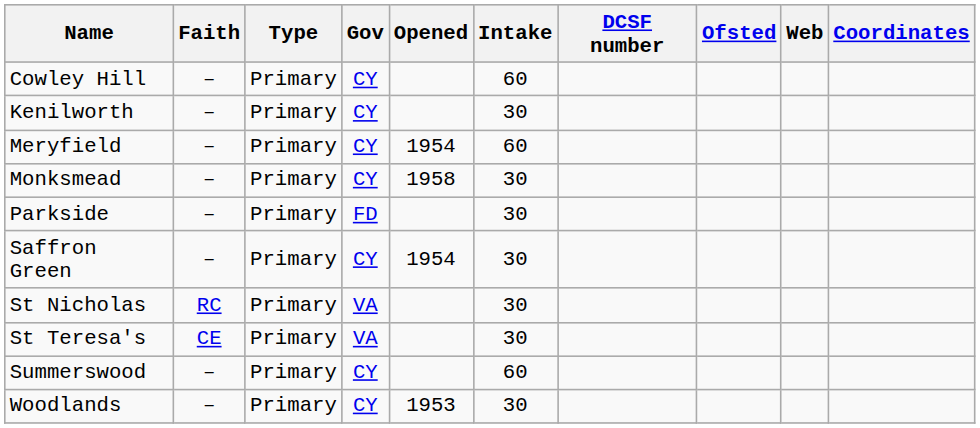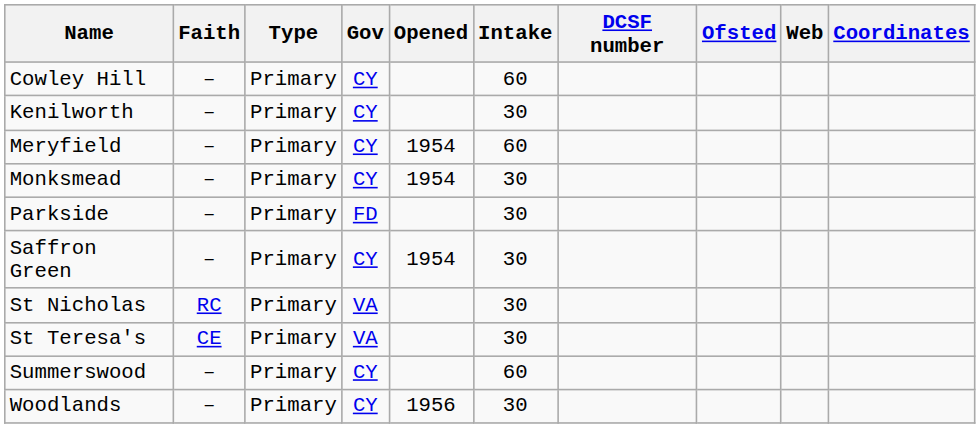(431, 180) 1958 -> (431, 180) 1954
(431, 406) 1953 -> (431, 406) 1956
